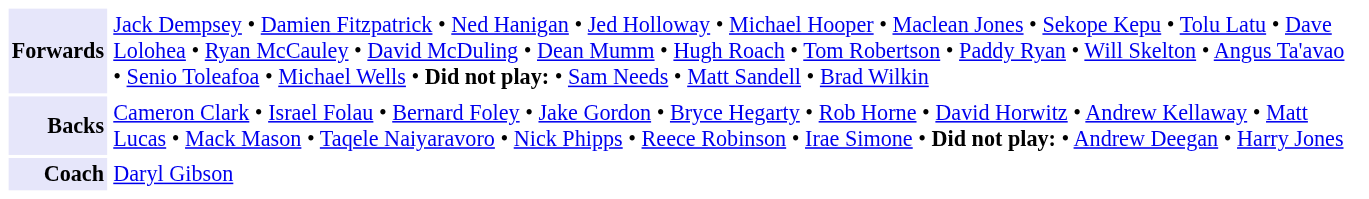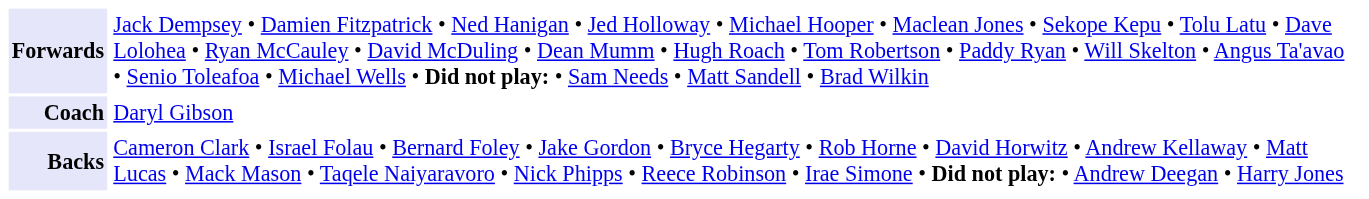rows swapped: (76, 125) <-> (74, 173)
